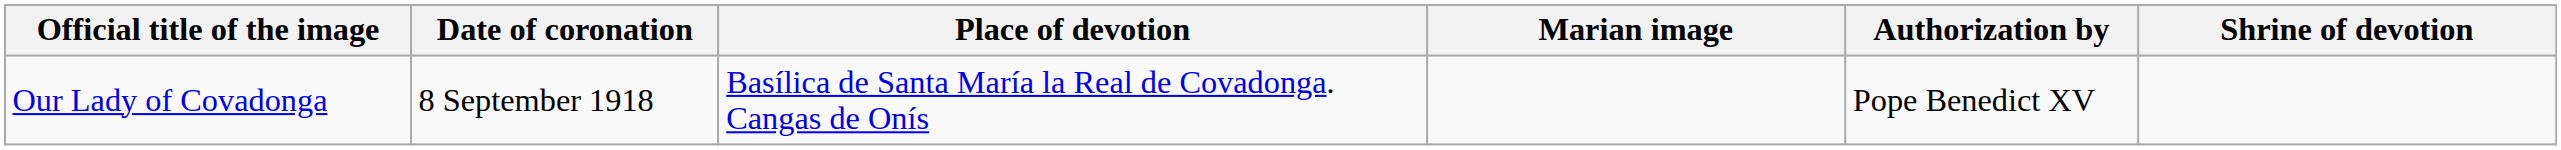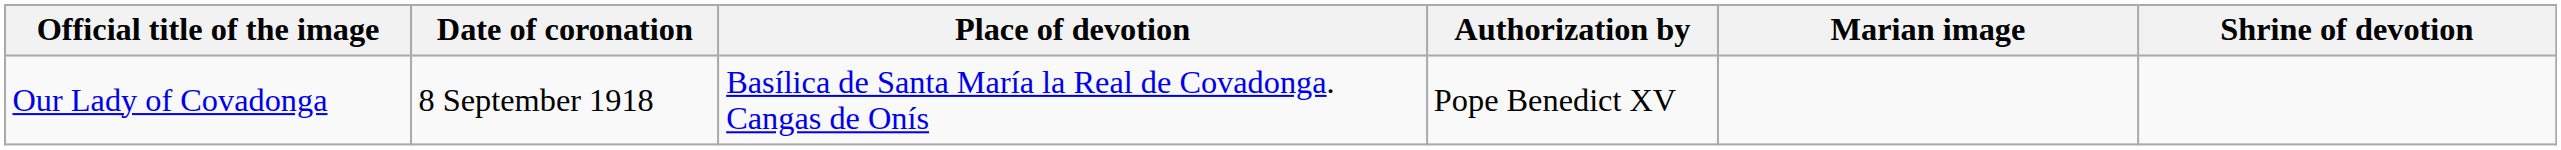columns swapped: (1991, 30) <-> (1636, 30)
